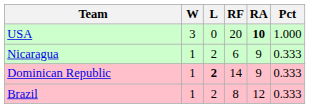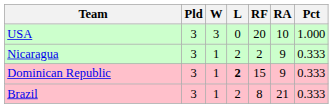+ column: (194, 14)
(259, 34) bold -> (283, 34) normal
(236, 53) 6 -> (259, 53) 2
(236, 73) 14 -> (259, 73) 15
(259, 93) 12 -> (283, 93) 21
